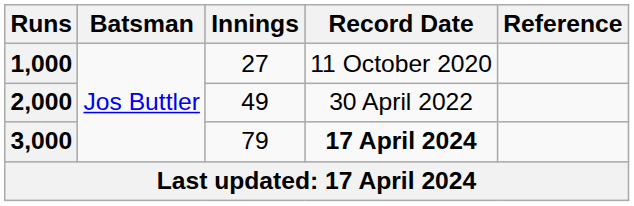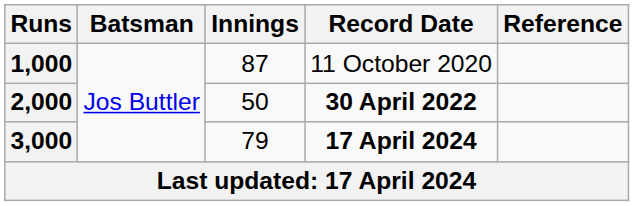(255, 63) 27 -> (255, 63) 87
(255, 102) 49 -> (255, 102) 50
(401, 102) normal -> (401, 102) bold
